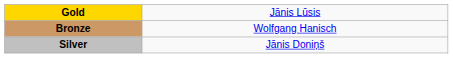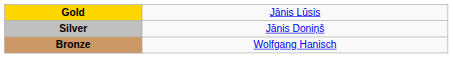rows swapped: (73, 45) <-> (73, 28)
